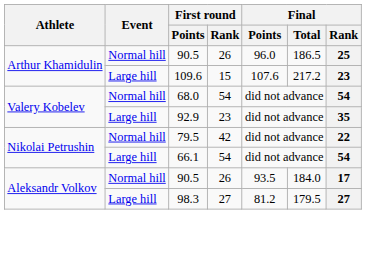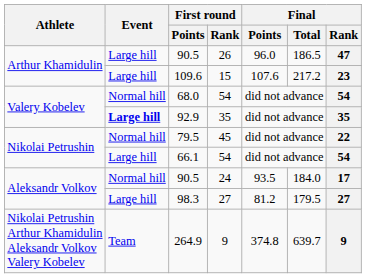(137, 55) Normal hill -> (132, 55) Large hill
(344, 55) 25 -> (344, 55) 47
(132, 117) normal -> (134, 117) bold
(225, 117) 23 -> (225, 117) 35
(225, 137) 42 -> (225, 137) 45
(225, 178) 26 -> (225, 178) 24
+ row: (55, 241)
